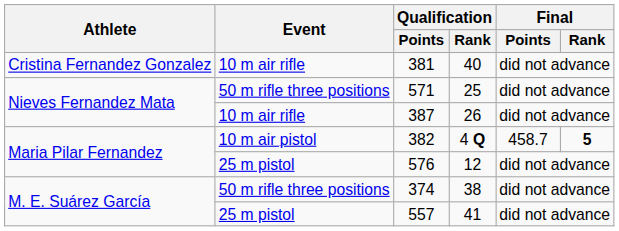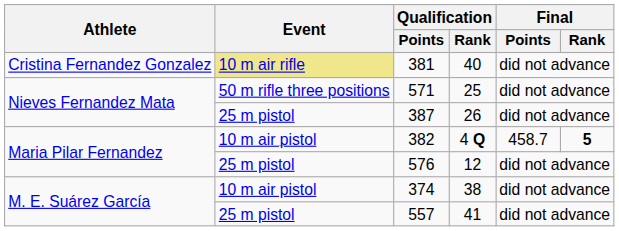(262, 66) no background -> (262, 66) khaki background
(262, 115) 10 m air rifle -> (257, 115) 25 m pistol
(304, 190) 50 m rifle three positions -> (268, 190) 10 m air pistol
